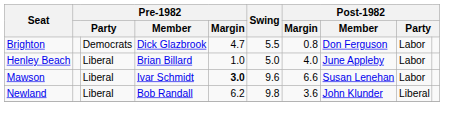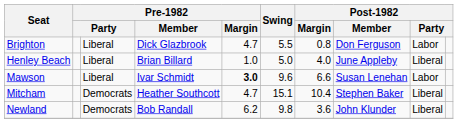(107, 45) Democrats -> (98, 45) Liberal
(412, 61) Labor -> (428, 61) Liberal
+ row: (26, 93)
(98, 93) Liberal -> (107, 110) Democrats
